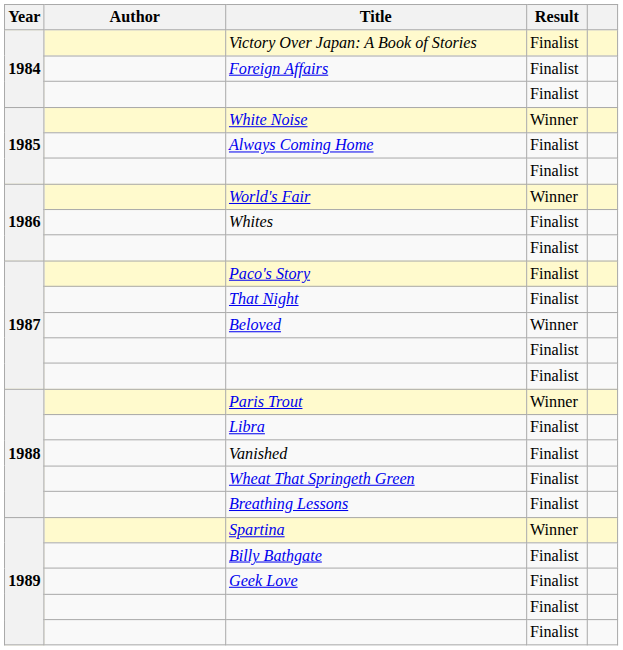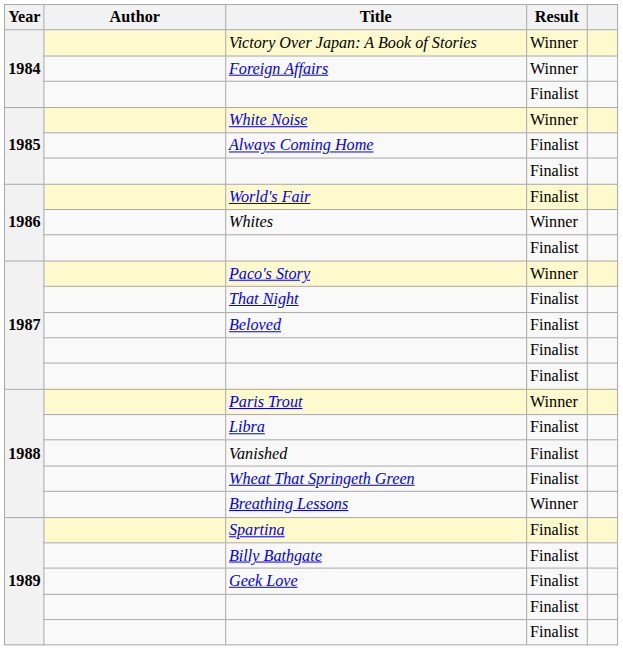(554, 42) Finalist -> (554, 42) Winner
(554, 68) Finalist -> (554, 68) Winner
(554, 196) Winner -> (554, 196) Finalist
(554, 222) Finalist -> (554, 222) Winner
(554, 273) Finalist -> (554, 273) Winner
(554, 324) Winner -> (554, 324) Finalist
(554, 504) Finalist -> (554, 504) Winner
(554, 529) Winner -> (554, 529) Finalist
